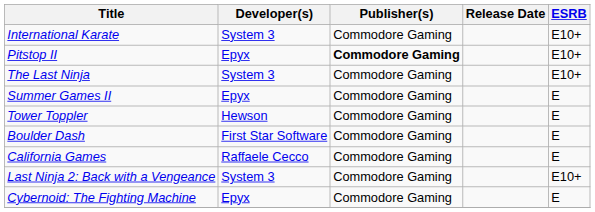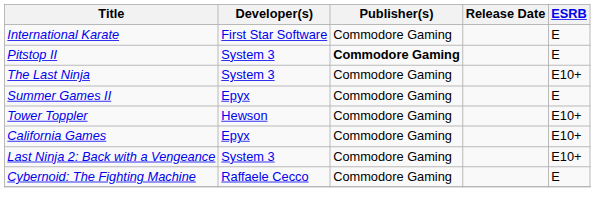(248, 34) System 3 -> (274, 34) First Star Software
(566, 34) E10+ -> (556, 34) E
(235, 55) Epyx -> (248, 55) System 3
(566, 55) E10+ -> (556, 55) E
(556, 116) E -> (566, 116) E10+
- row: (46, 136)
(265, 156) Raffaele Cecco -> (235, 136) Epyx
(556, 156) E -> (566, 136) E10+
(235, 197) Epyx -> (265, 177) Raffaele Cecco
